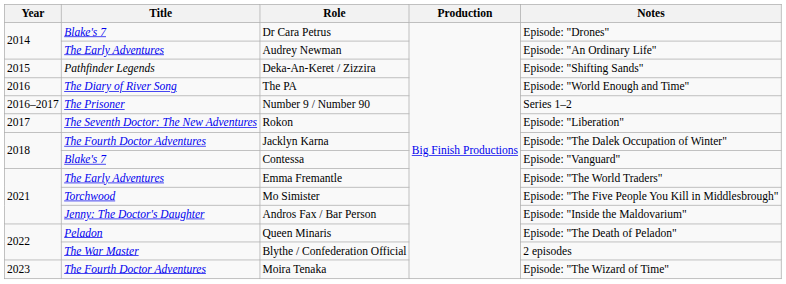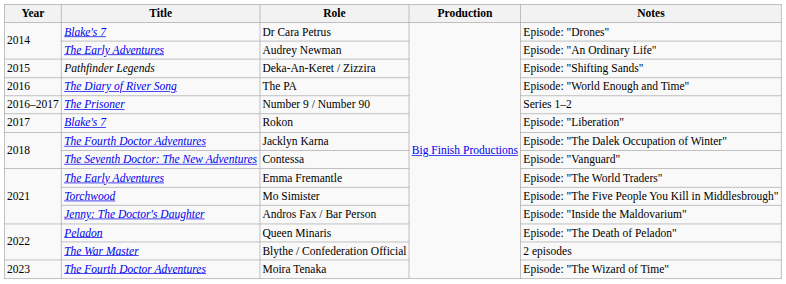(161, 123) The Seventh Doctor: The New Adventures -> (85, 123) Blake's 7
(85, 159) Blake's 7 -> (161, 159) The Seventh Doctor: The New Adventures
